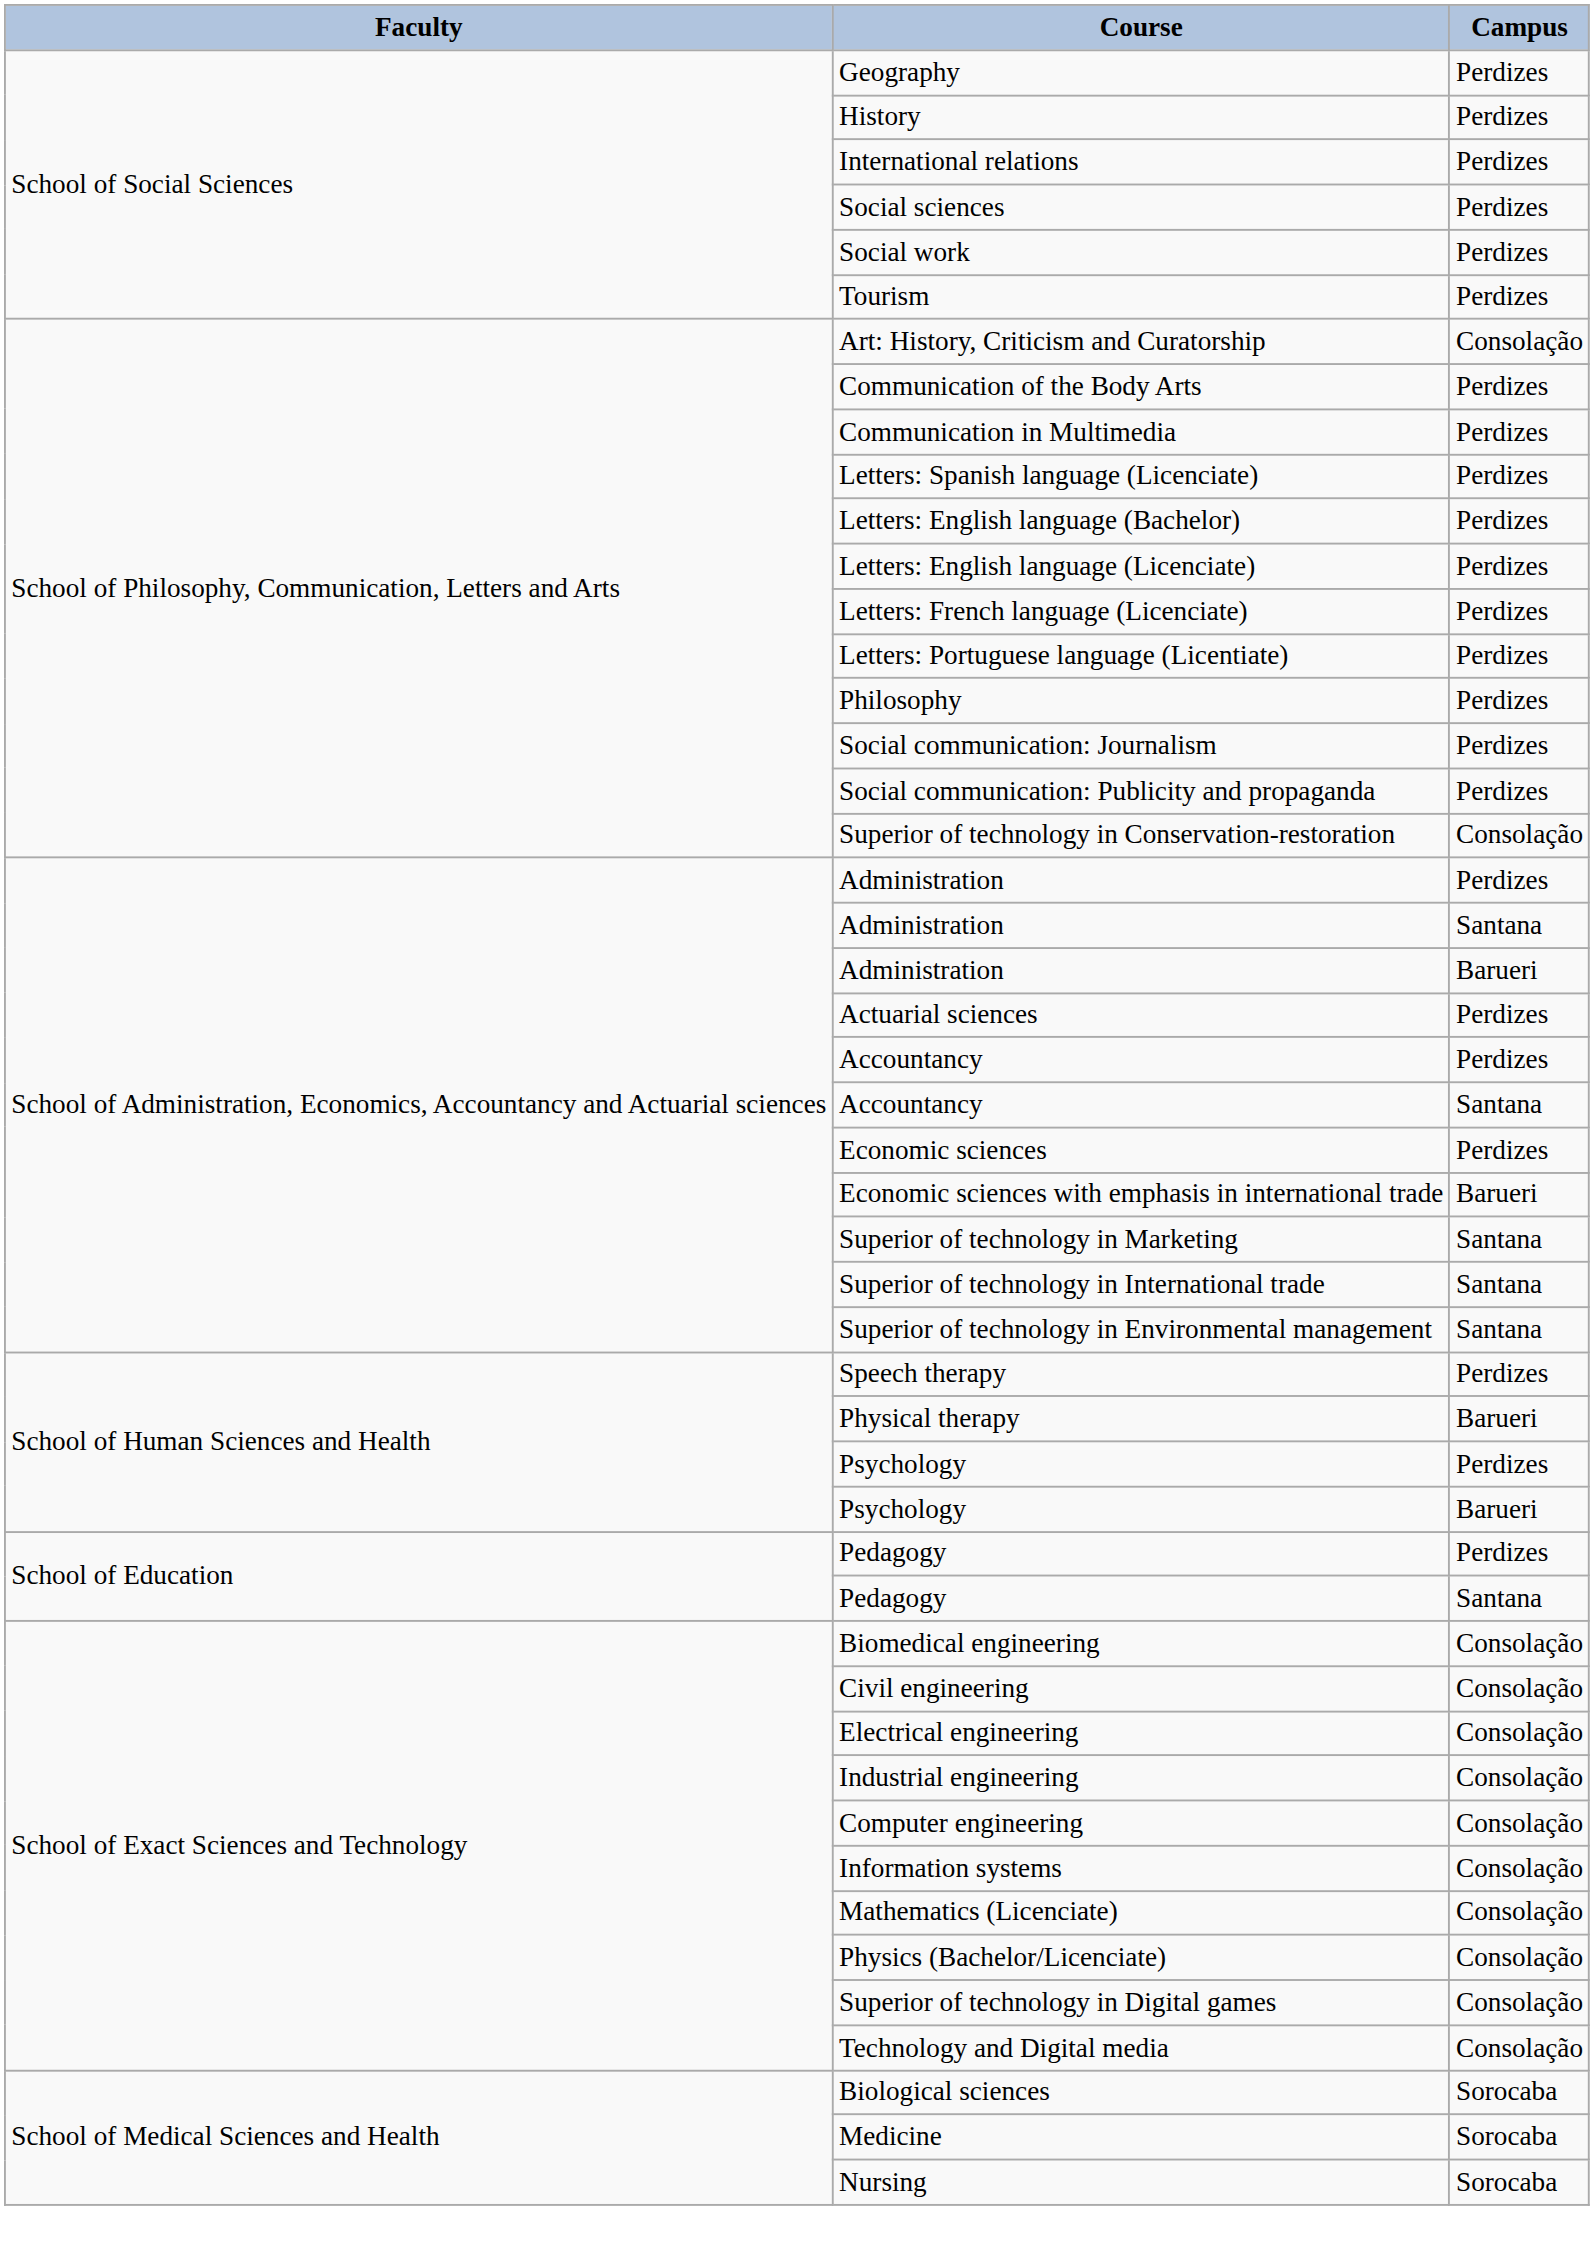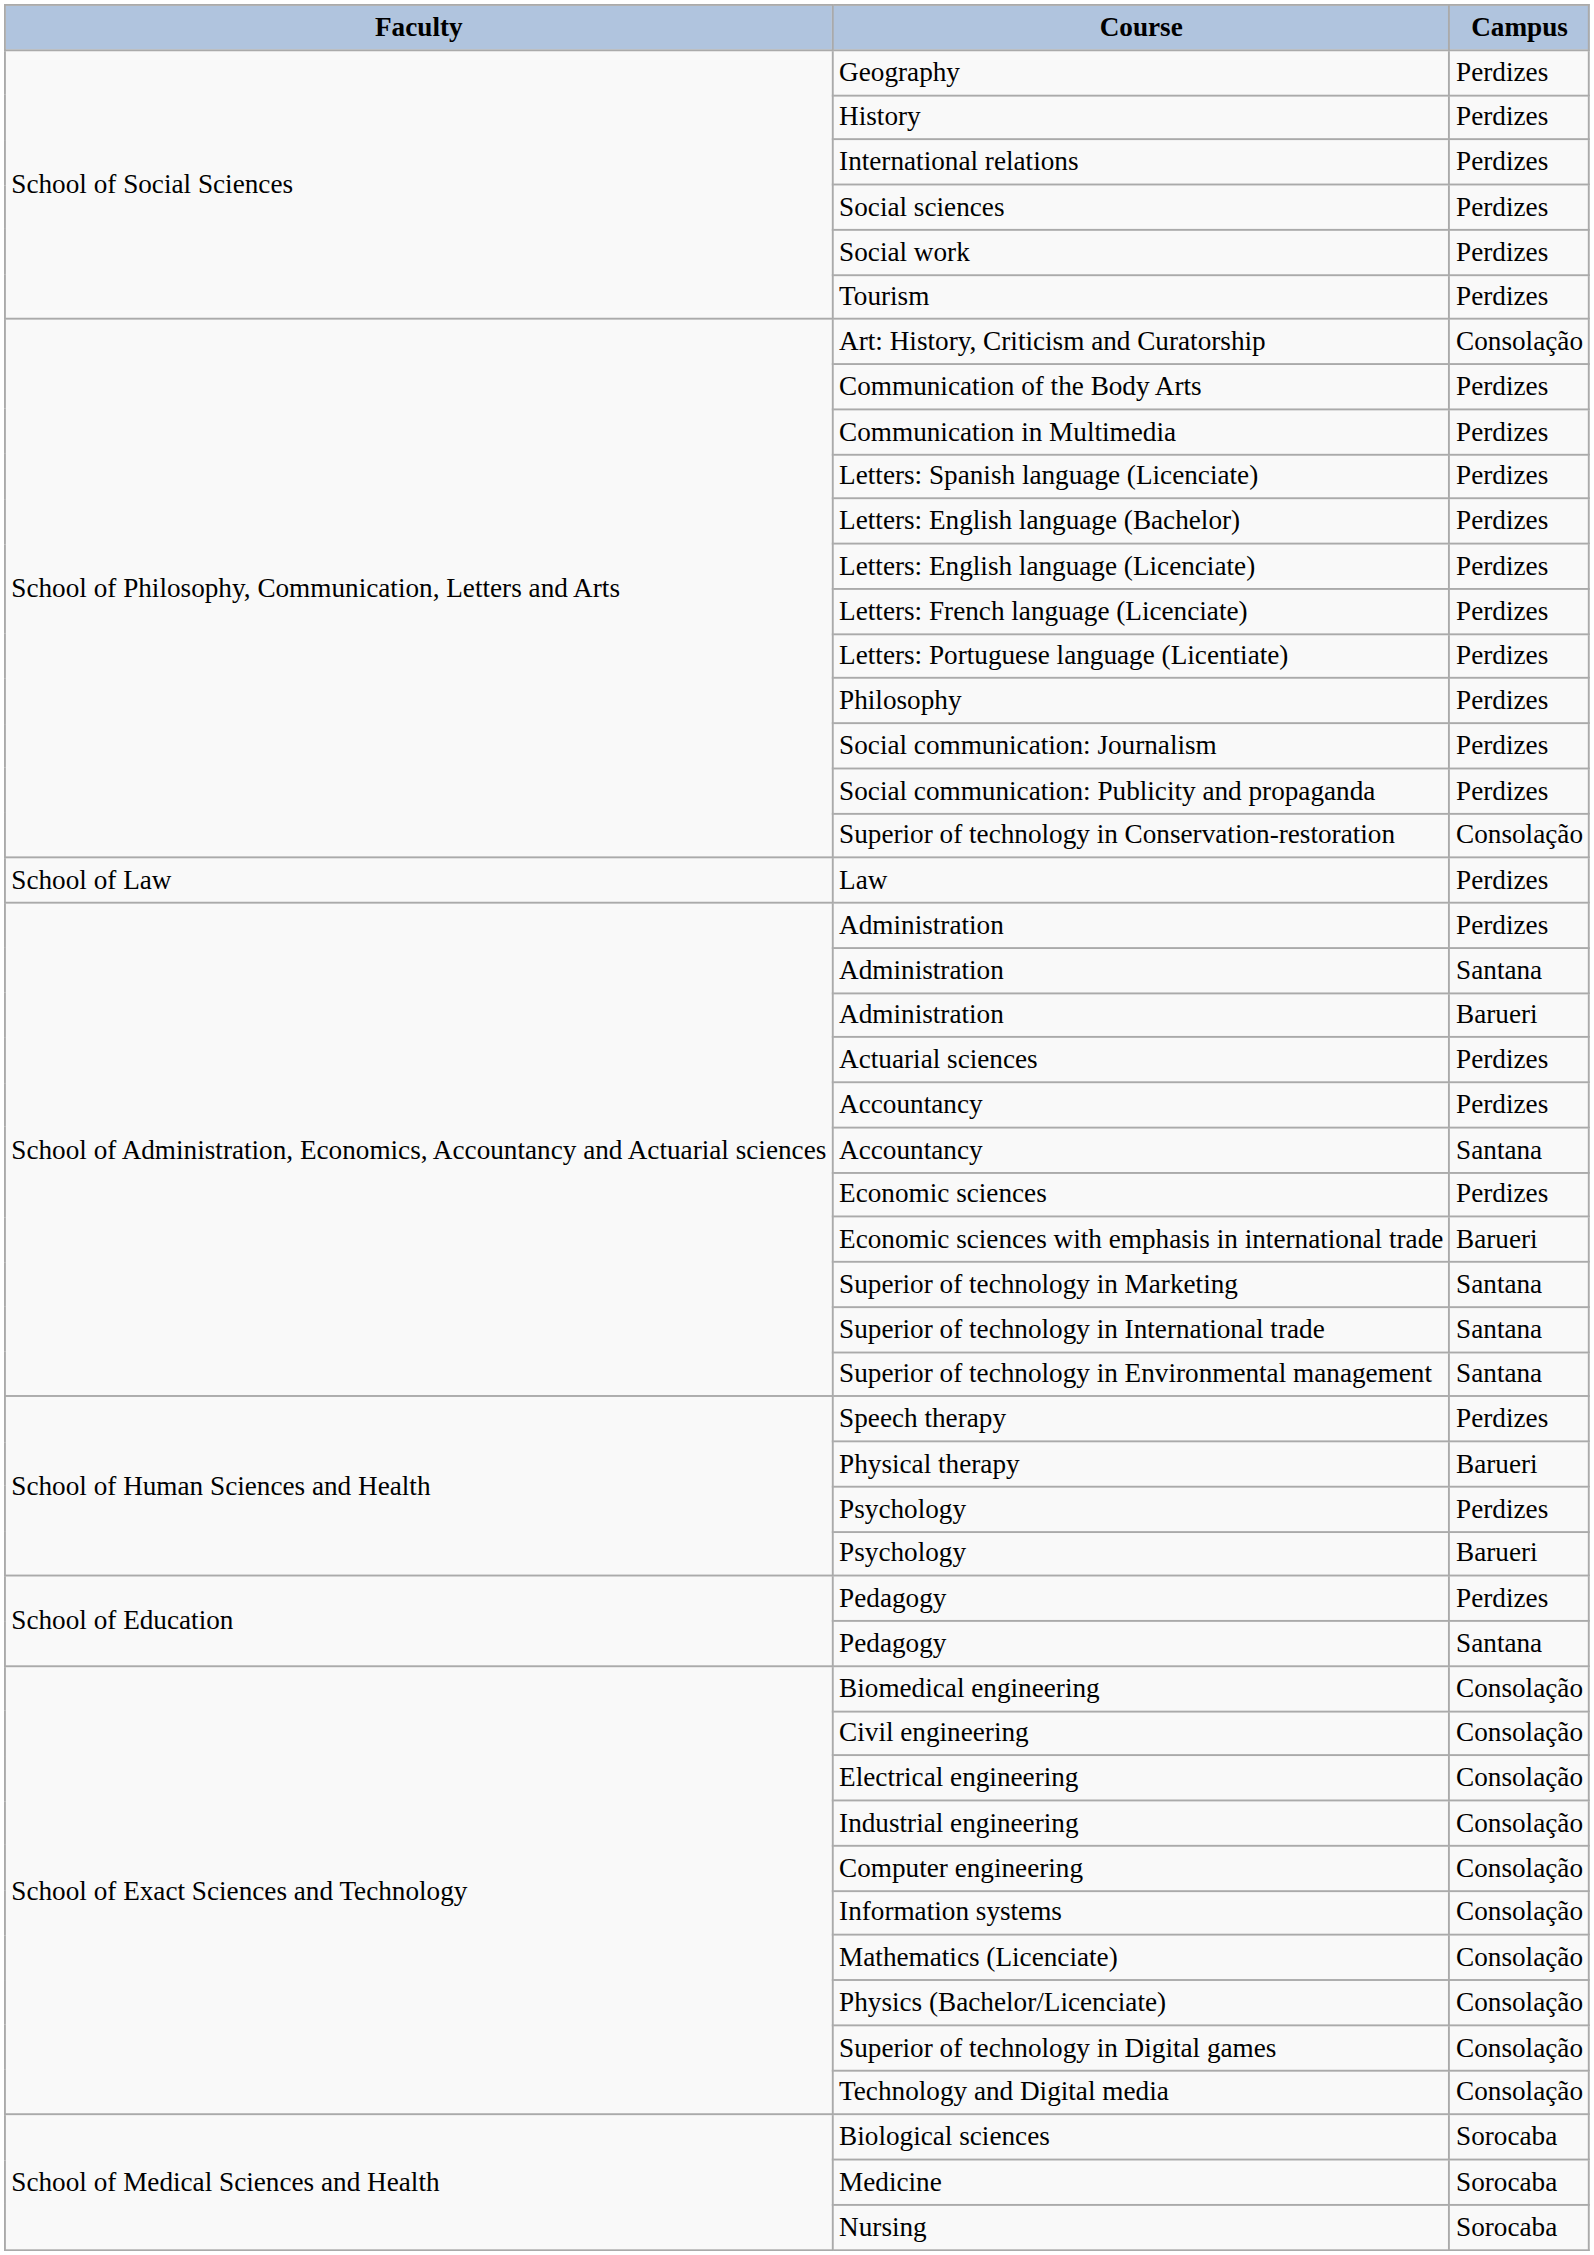+ row: (863, 880)
